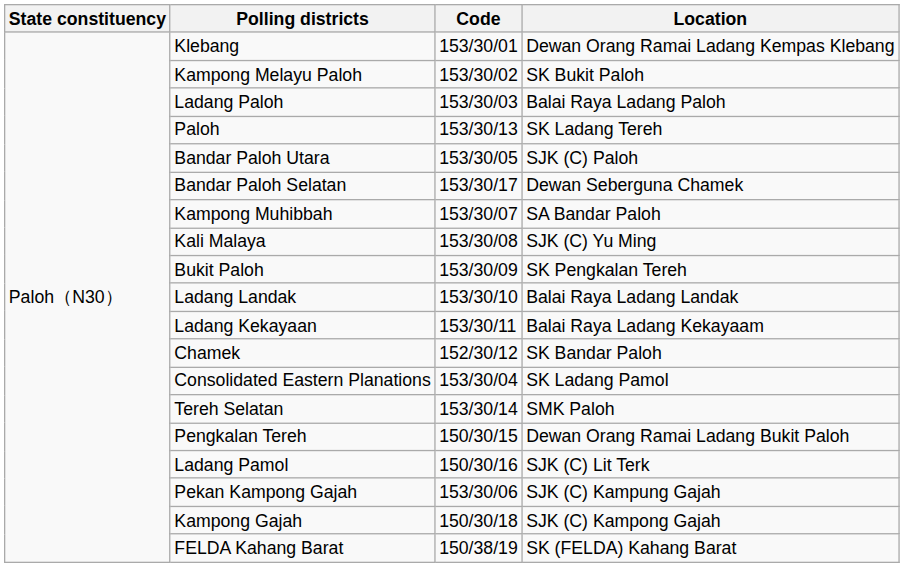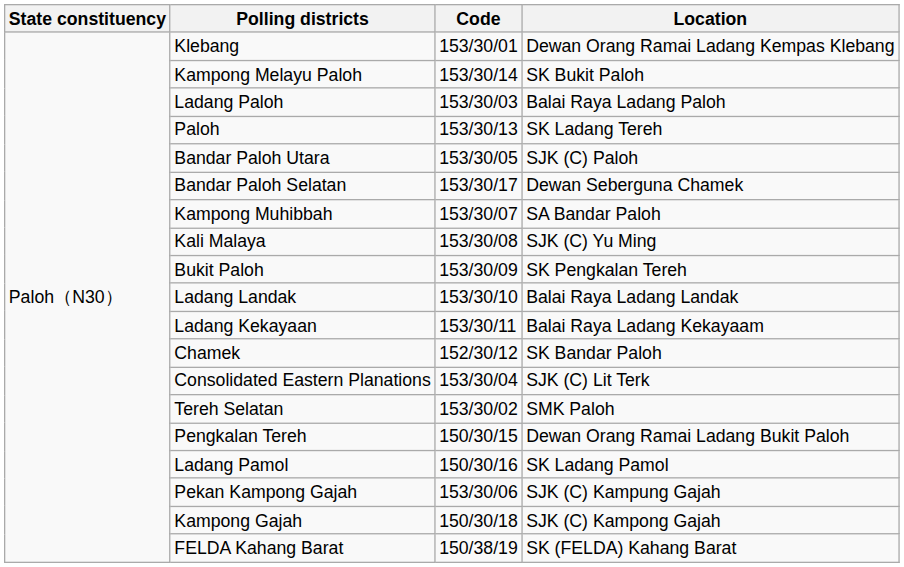(478, 74) 153/30/02 -> (478, 74) 153/30/14
(597, 380) SK Ladang Pamol -> (588, 380) SJK (C) Lit Terk
(478, 408) 153/30/14 -> (478, 408) 153/30/02
(588, 464) SJK (C) Lit Terk -> (597, 464) SK Ladang Pamol
